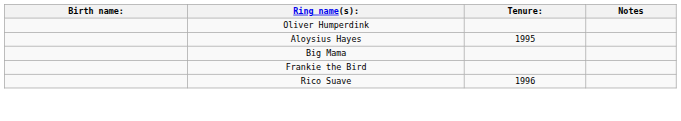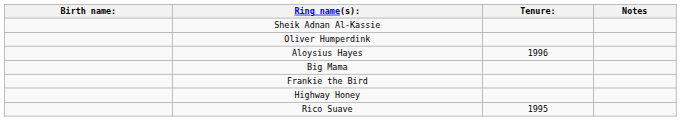+ row: (327, 25)
(525, 39) 1995 -> (538, 53) 1996
+ row: (327, 95)
(525, 81) 1996 -> (538, 109) 1995
